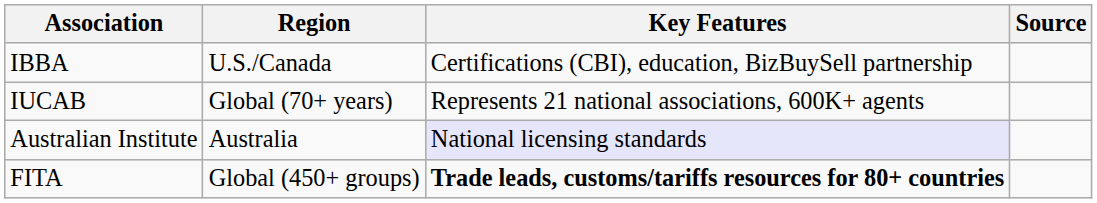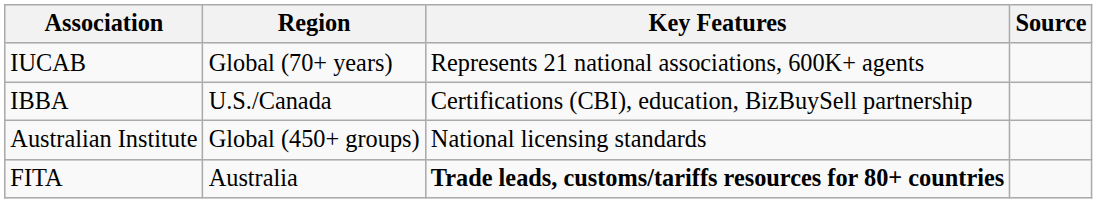rows swapped: (39, 62) <-> (48, 100)
(253, 139) Australia -> (314, 139) Global (450+ groups)
(569, 139) lavender background -> (569, 139) no background
(314, 178) Global (450+ groups) -> (253, 178) Australia
